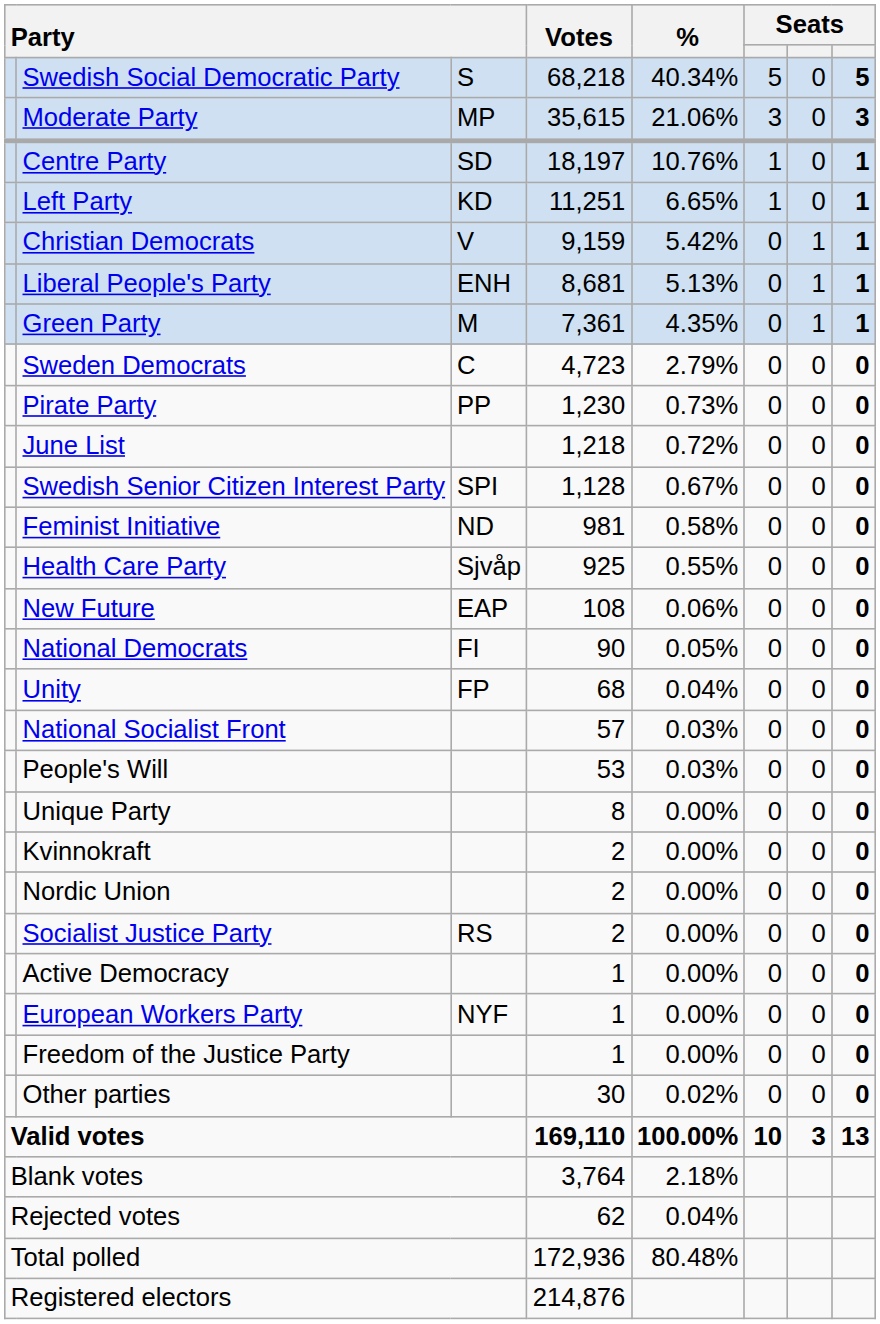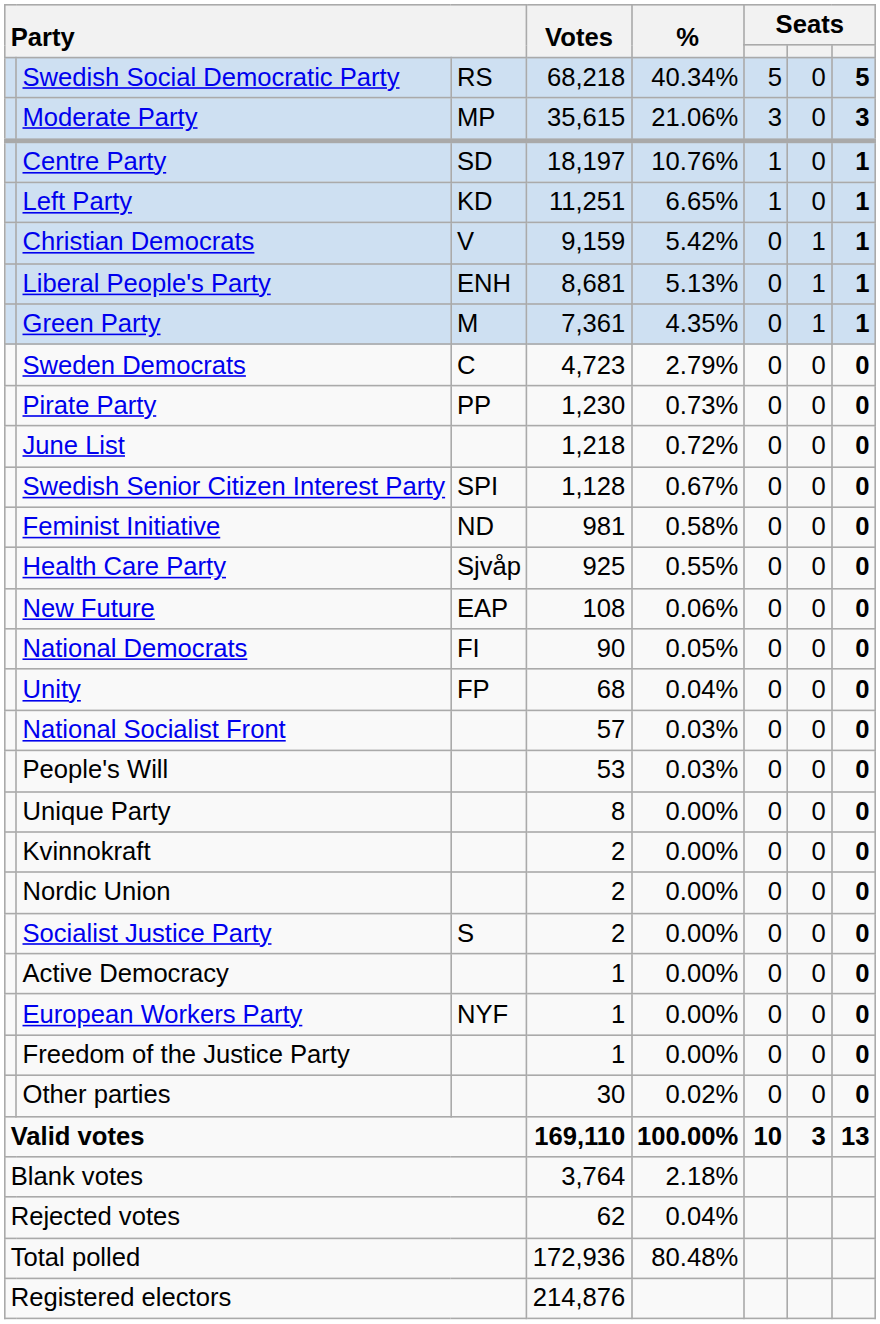(465, 77) S -> (475, 77) RS
(475, 933) RS -> (465, 933) S
